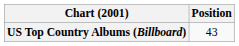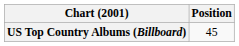(212, 32) 43 -> (212, 32) 45
